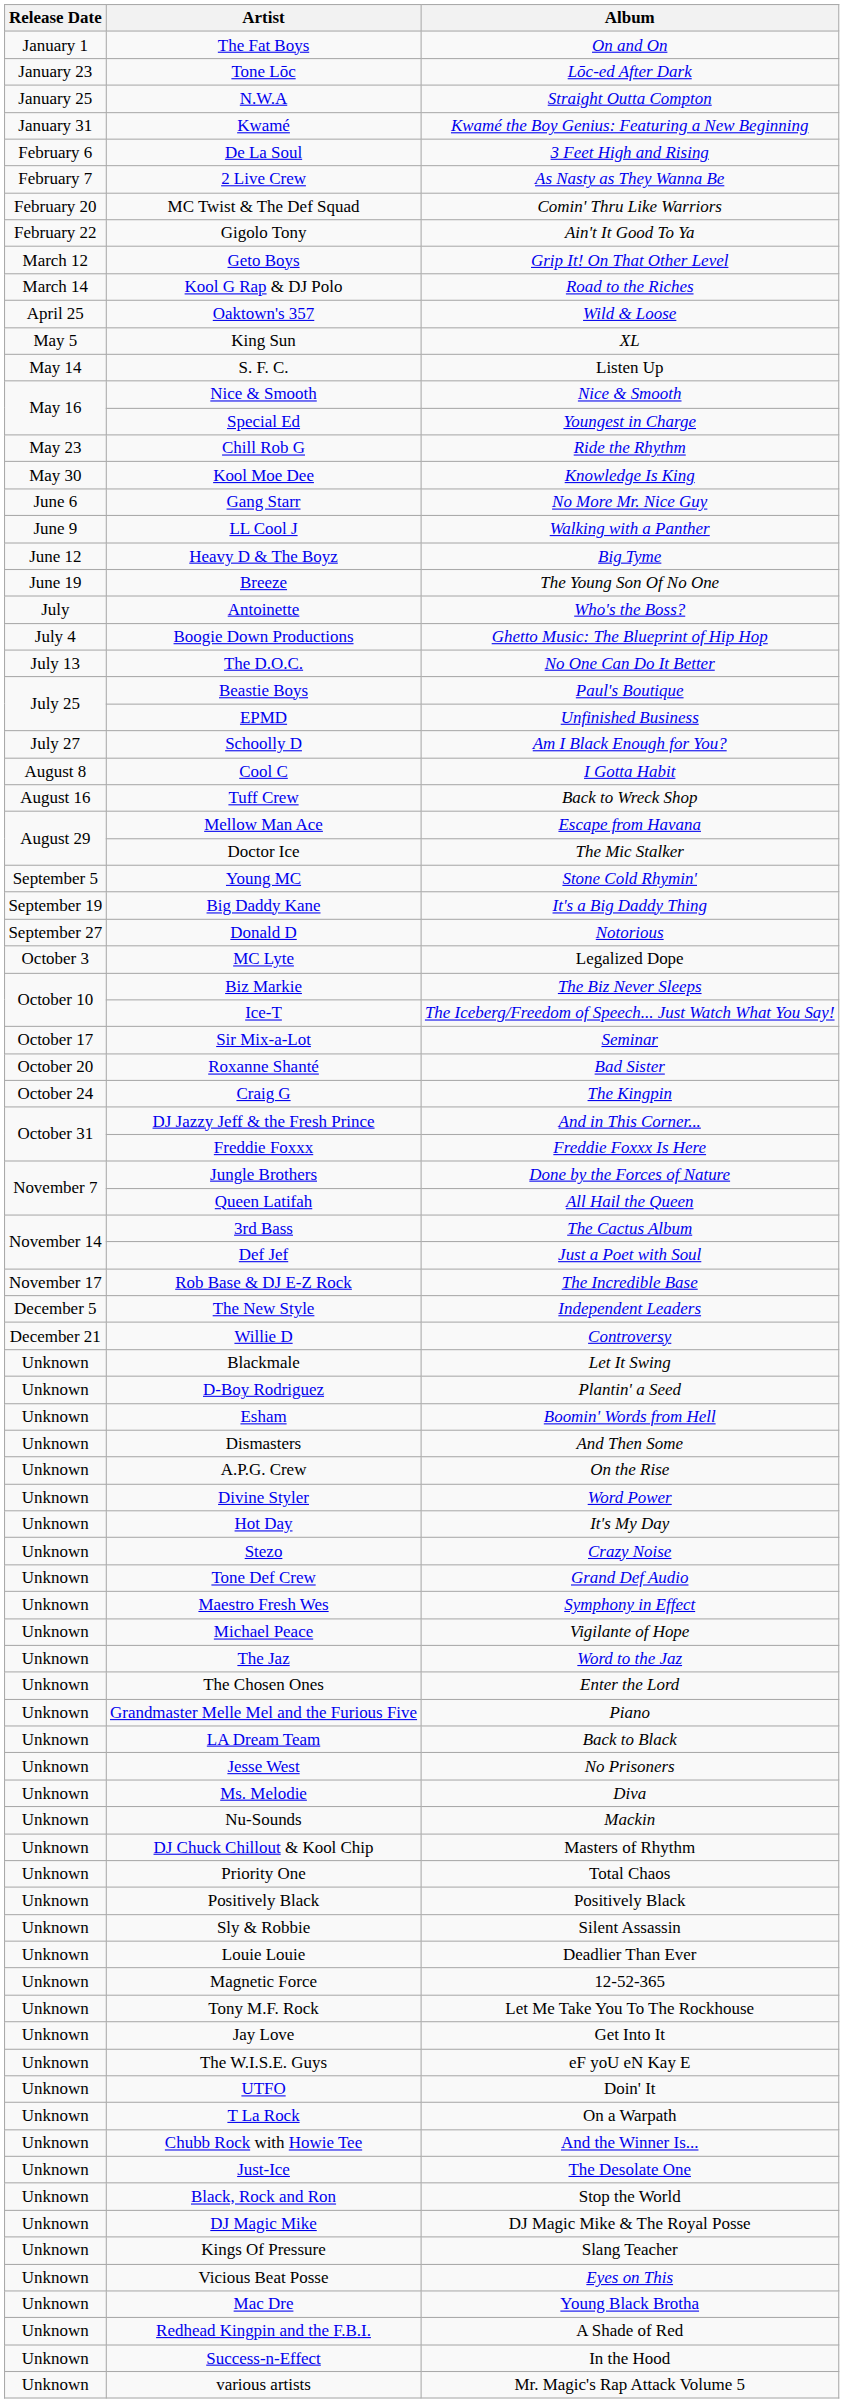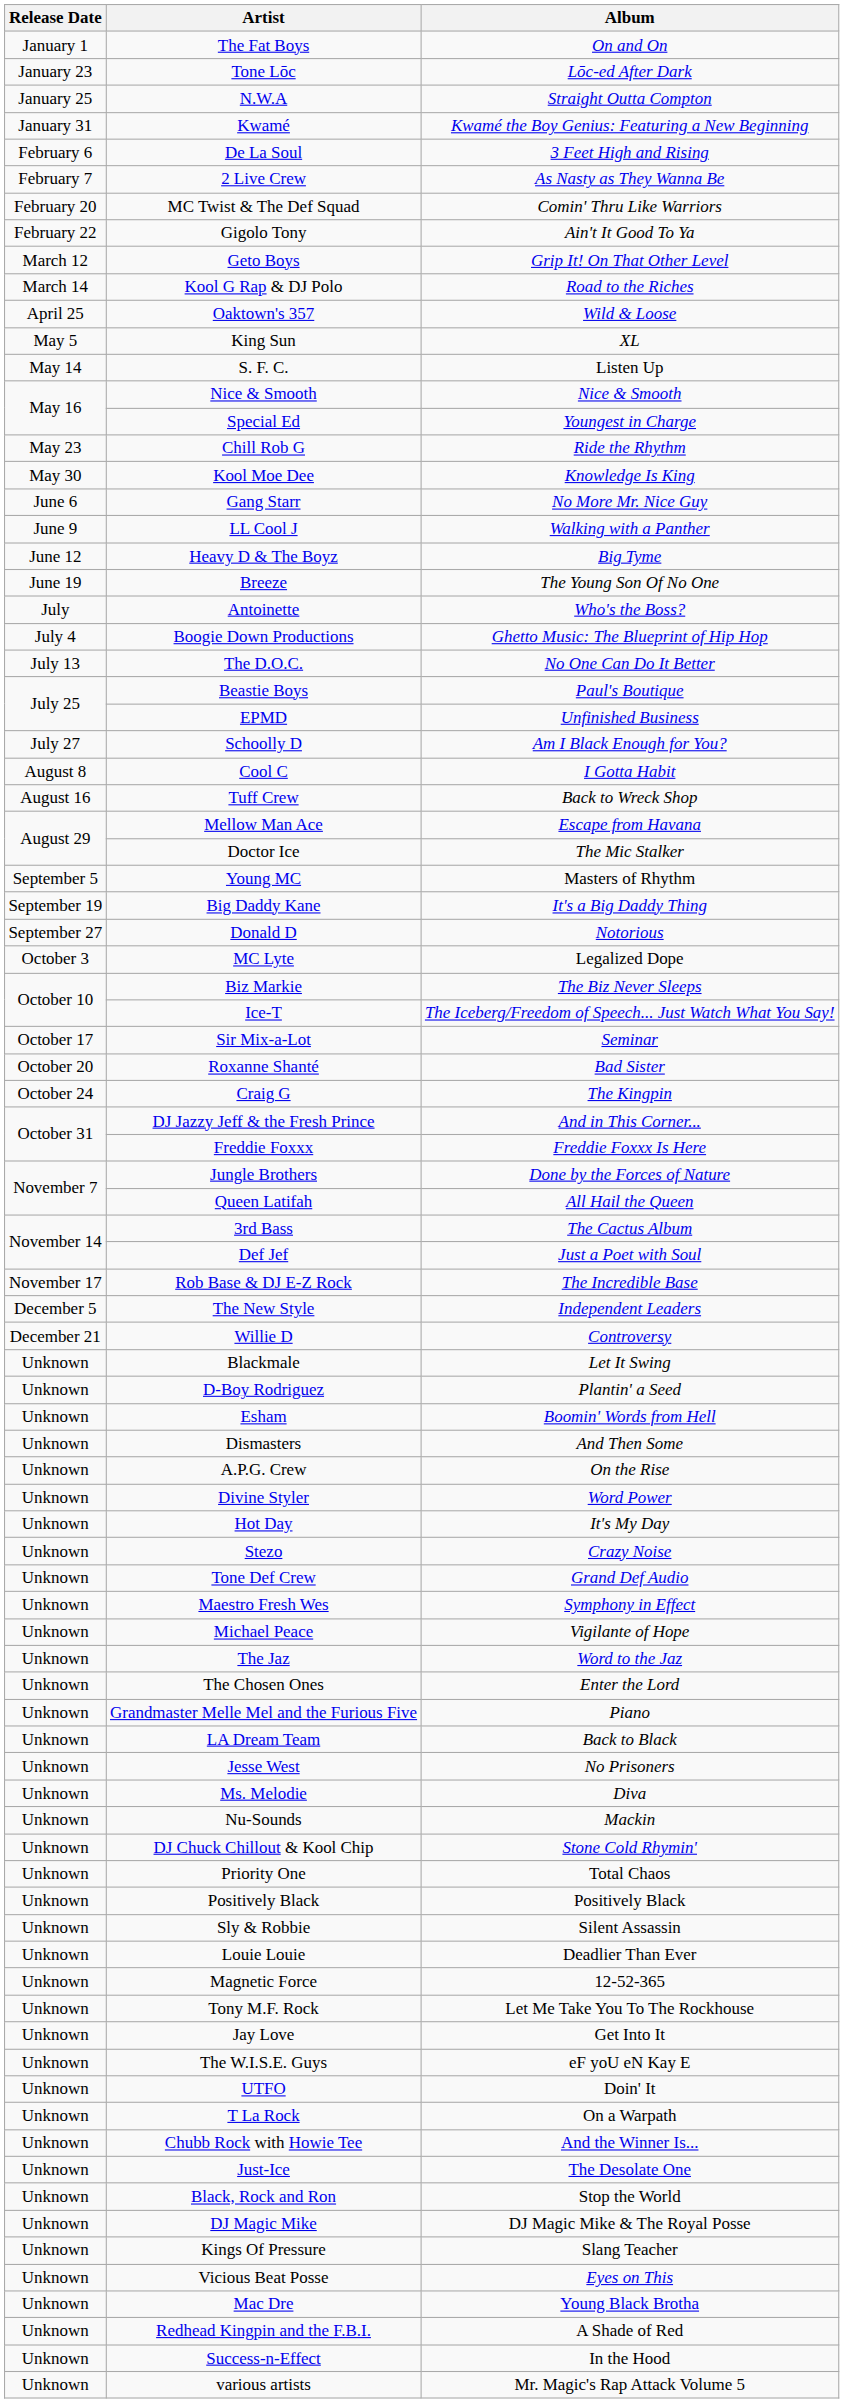(630, 878) Stone Cold Rhymin' -> (630, 878) Masters of Rhythm
(630, 1846) Masters of Rhythm -> (630, 1846) Stone Cold Rhymin'
